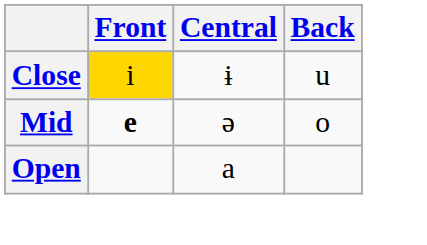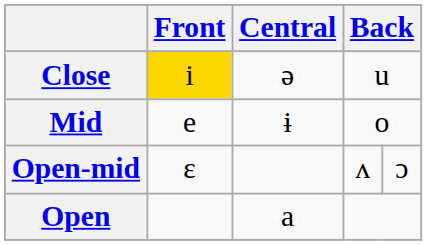(228, 74) ɨ -> (288, 74) ə
(130, 121) bold -> (190, 121) normal
(228, 121) ə -> (288, 121) ɨ
+ row: (76, 168)
